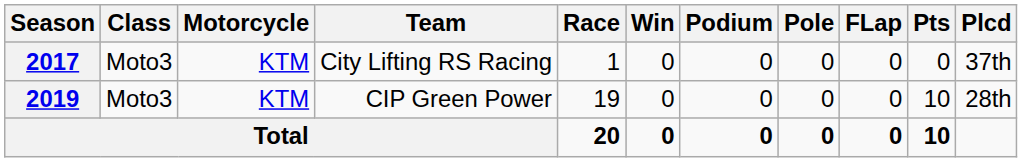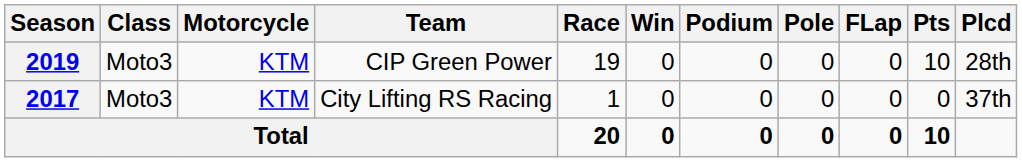rows swapped: (53, 61) <-> (53, 99)
